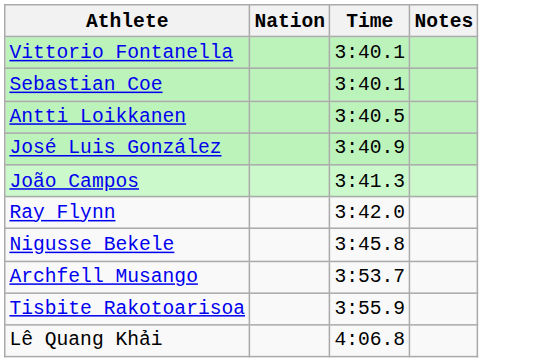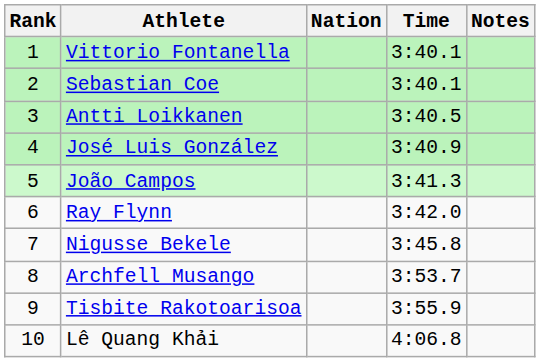+ column: (33, 21)
